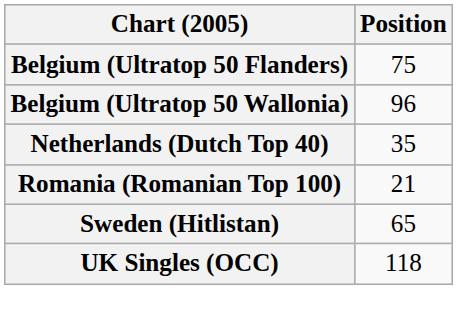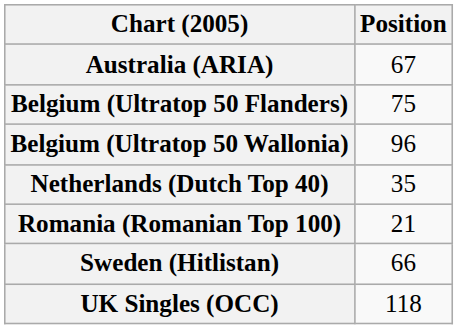+ row: (180, 64)
(403, 223) 65 -> (403, 263) 66
